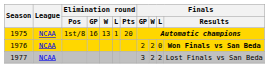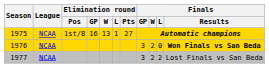(129, 33) 20 -> (129, 33) 27
(143, 45) 2 -> (143, 45) 3
